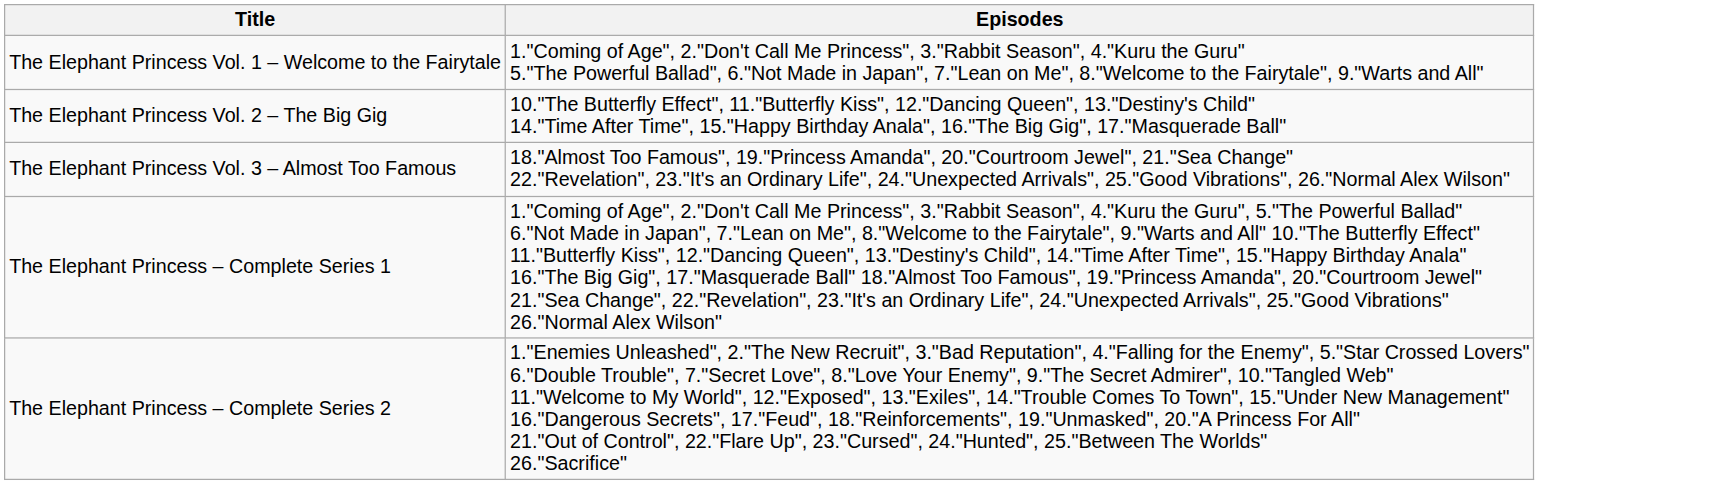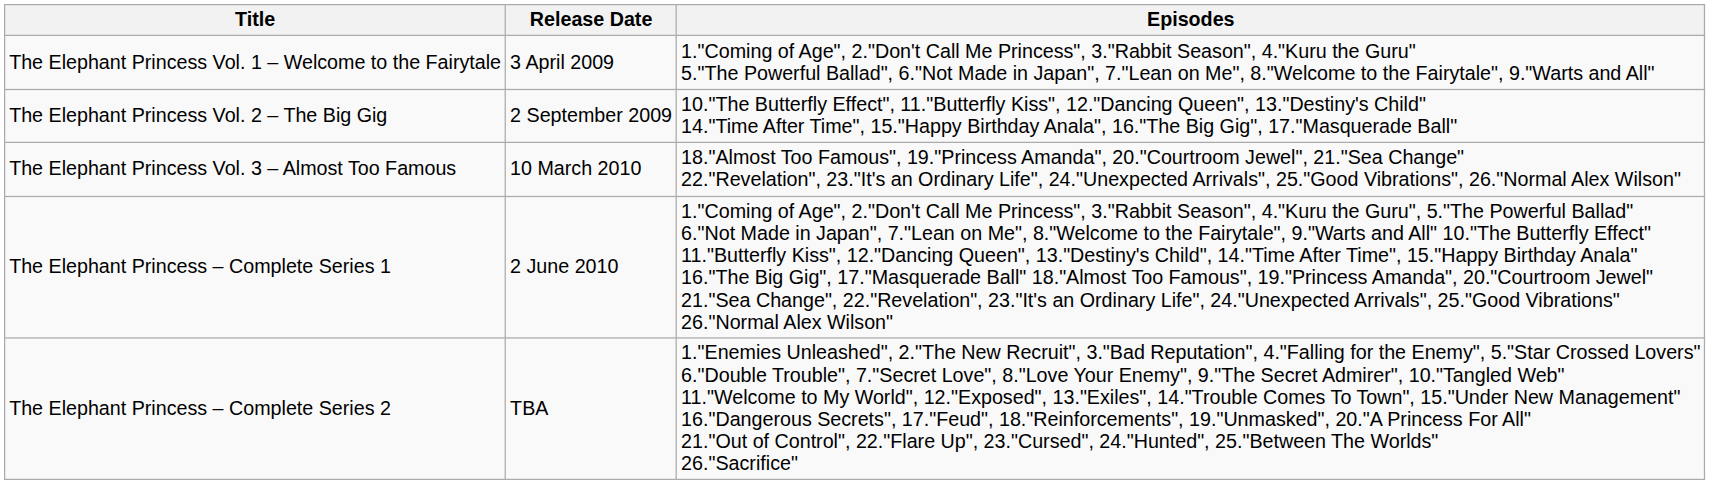+ column: (591, 20)
